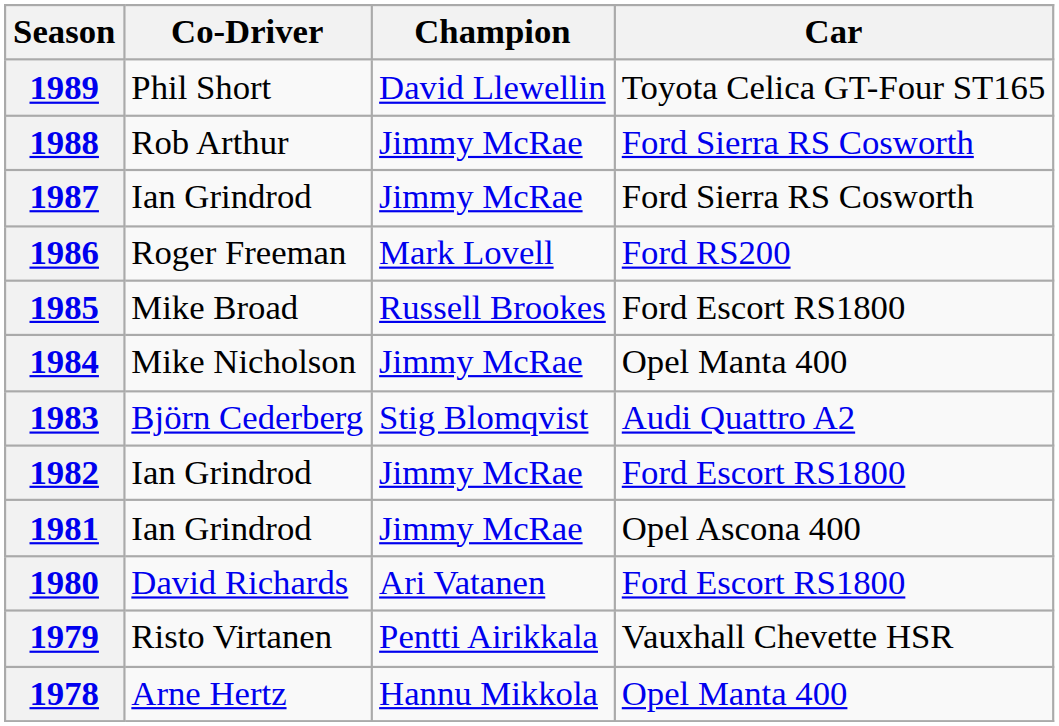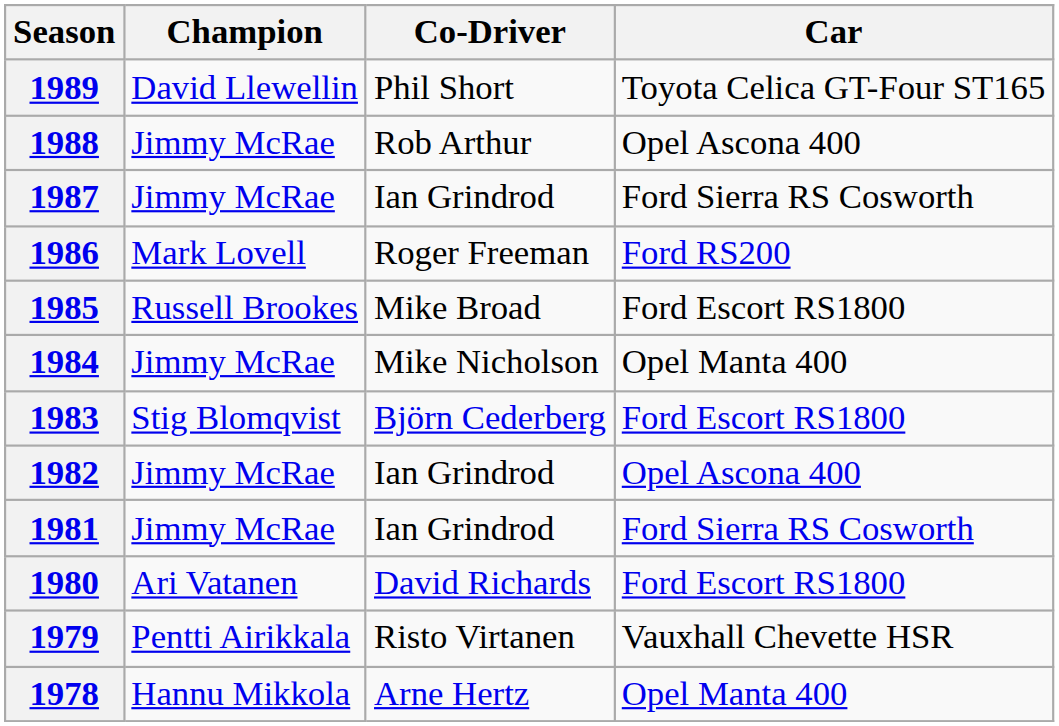columns swapped: (492, 32) <-> (247, 32)
(798, 142) Ford Sierra RS Cosworth -> (741, 142) Opel Ascona 400
(738, 417) Audi Quattro A2 -> (764, 417) Ford Escort RS1800
(764, 472) Ford Escort RS1800 -> (741, 472) Opel Ascona 400
(741, 527) Opel Ascona 400 -> (798, 527) Ford Sierra RS Cosworth
